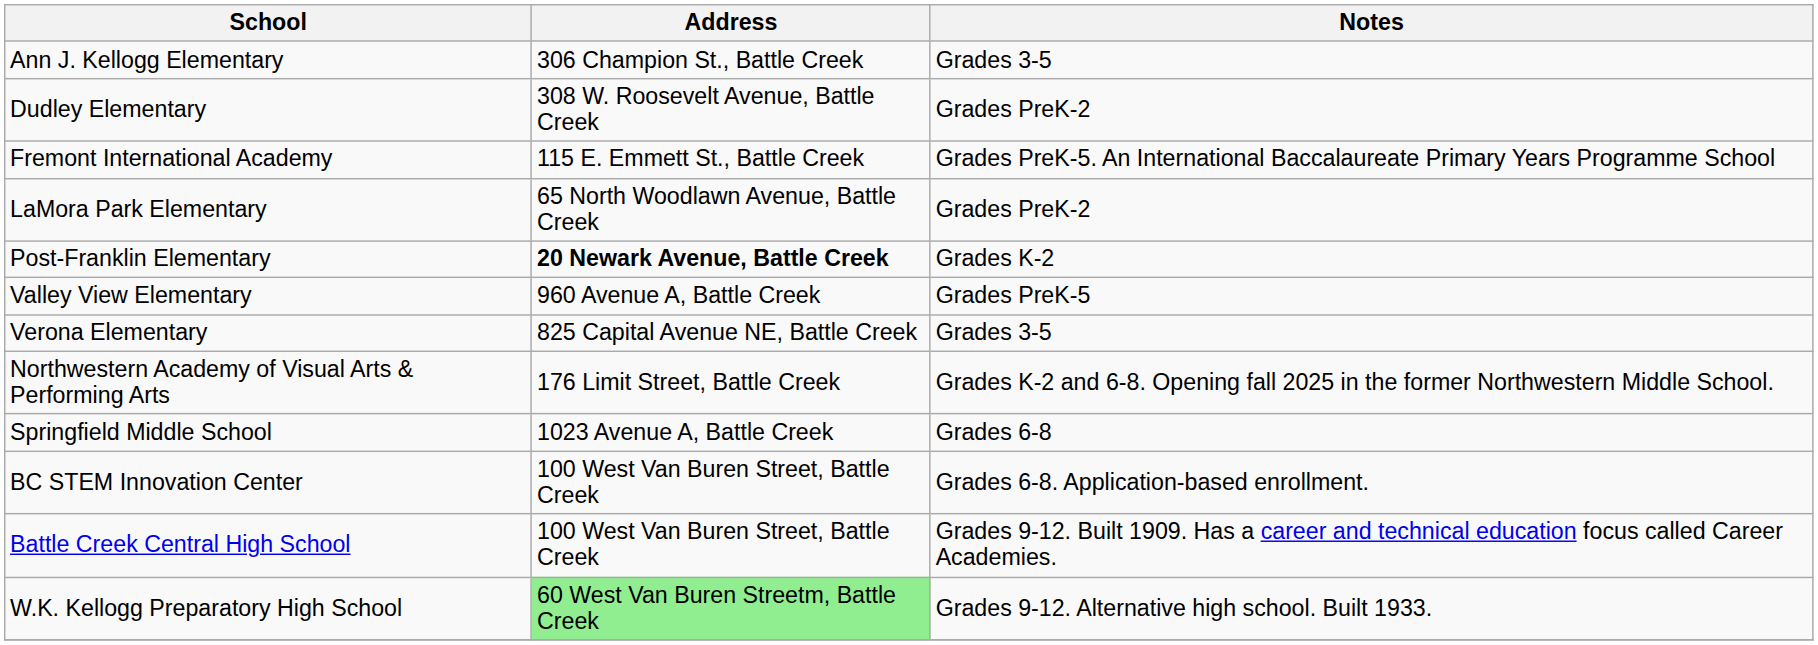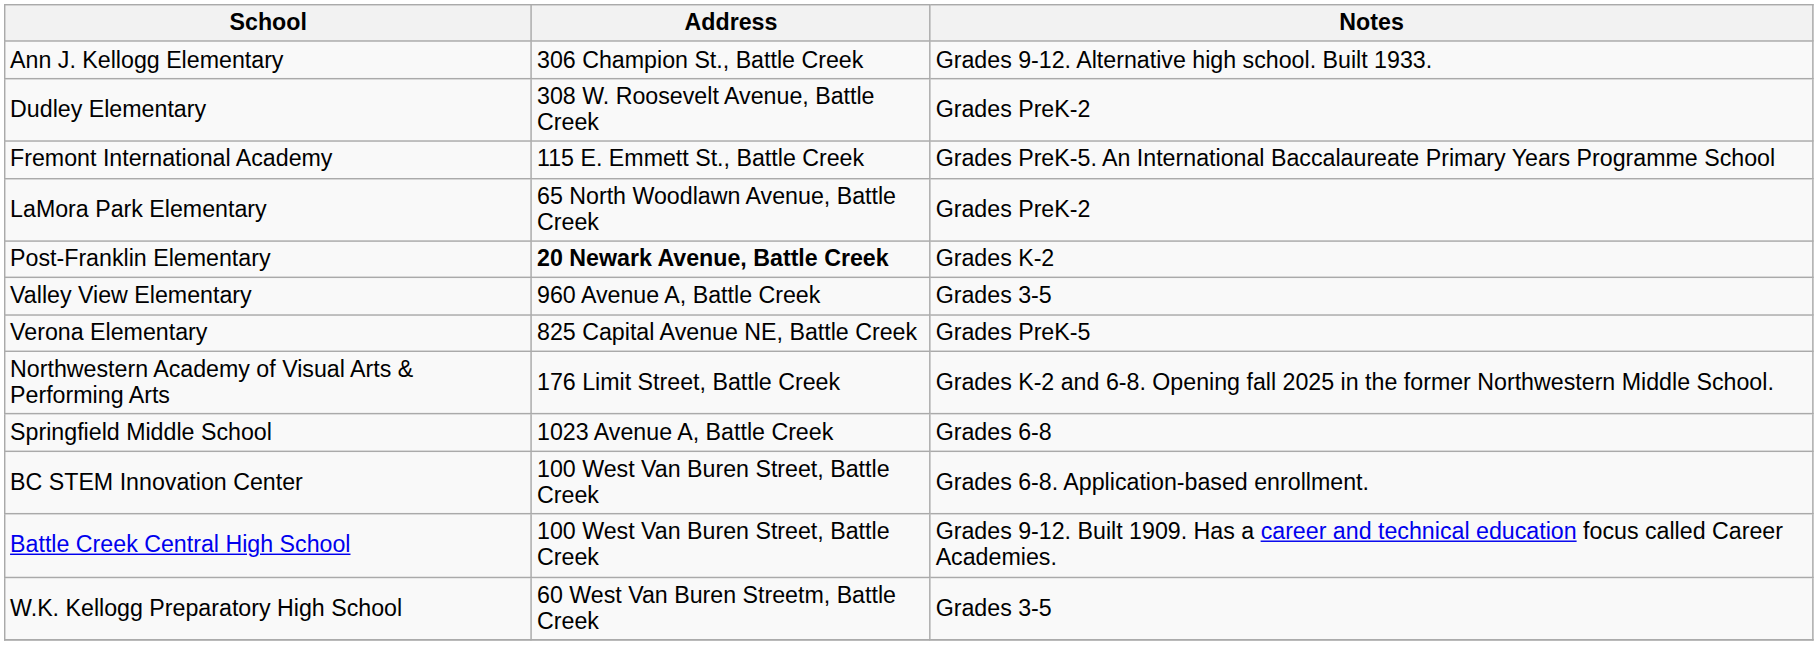(994, 59) Grades 3-5 -> (1184, 59) Grades 9-12. Alternative high school. Built 1933.
(1013, 295) Grades PreK-5 -> (994, 295) Grades 3-5
(994, 332) Grades 3-5 -> (1013, 332) Grades PreK-5
(716, 607) lightgreen background -> (716, 607) no background
(1184, 607) Grades 9-12. Alternative high school. Built 1933. -> (994, 607) Grades 3-5
